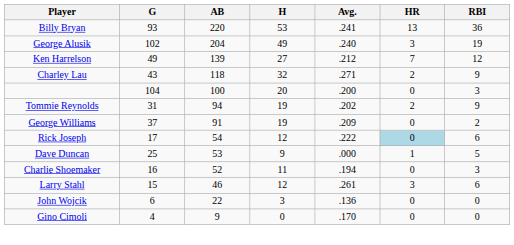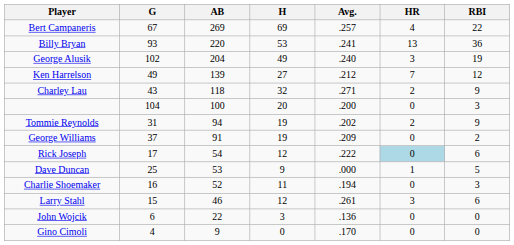+ row: (62, 28)
